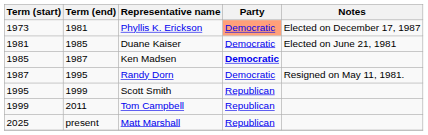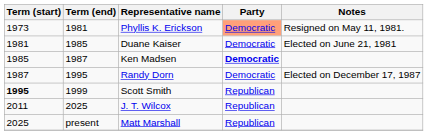(352, 28) Elected on December 17, 1987 -> (344, 28) Resigned on May 11, 1981.
(344, 75) Resigned on May 11, 1981. -> (352, 75) Elected on December 17, 1987
(18, 91) normal -> (18, 91) bold
- row: (152, 106)
+ row: (146, 106)
